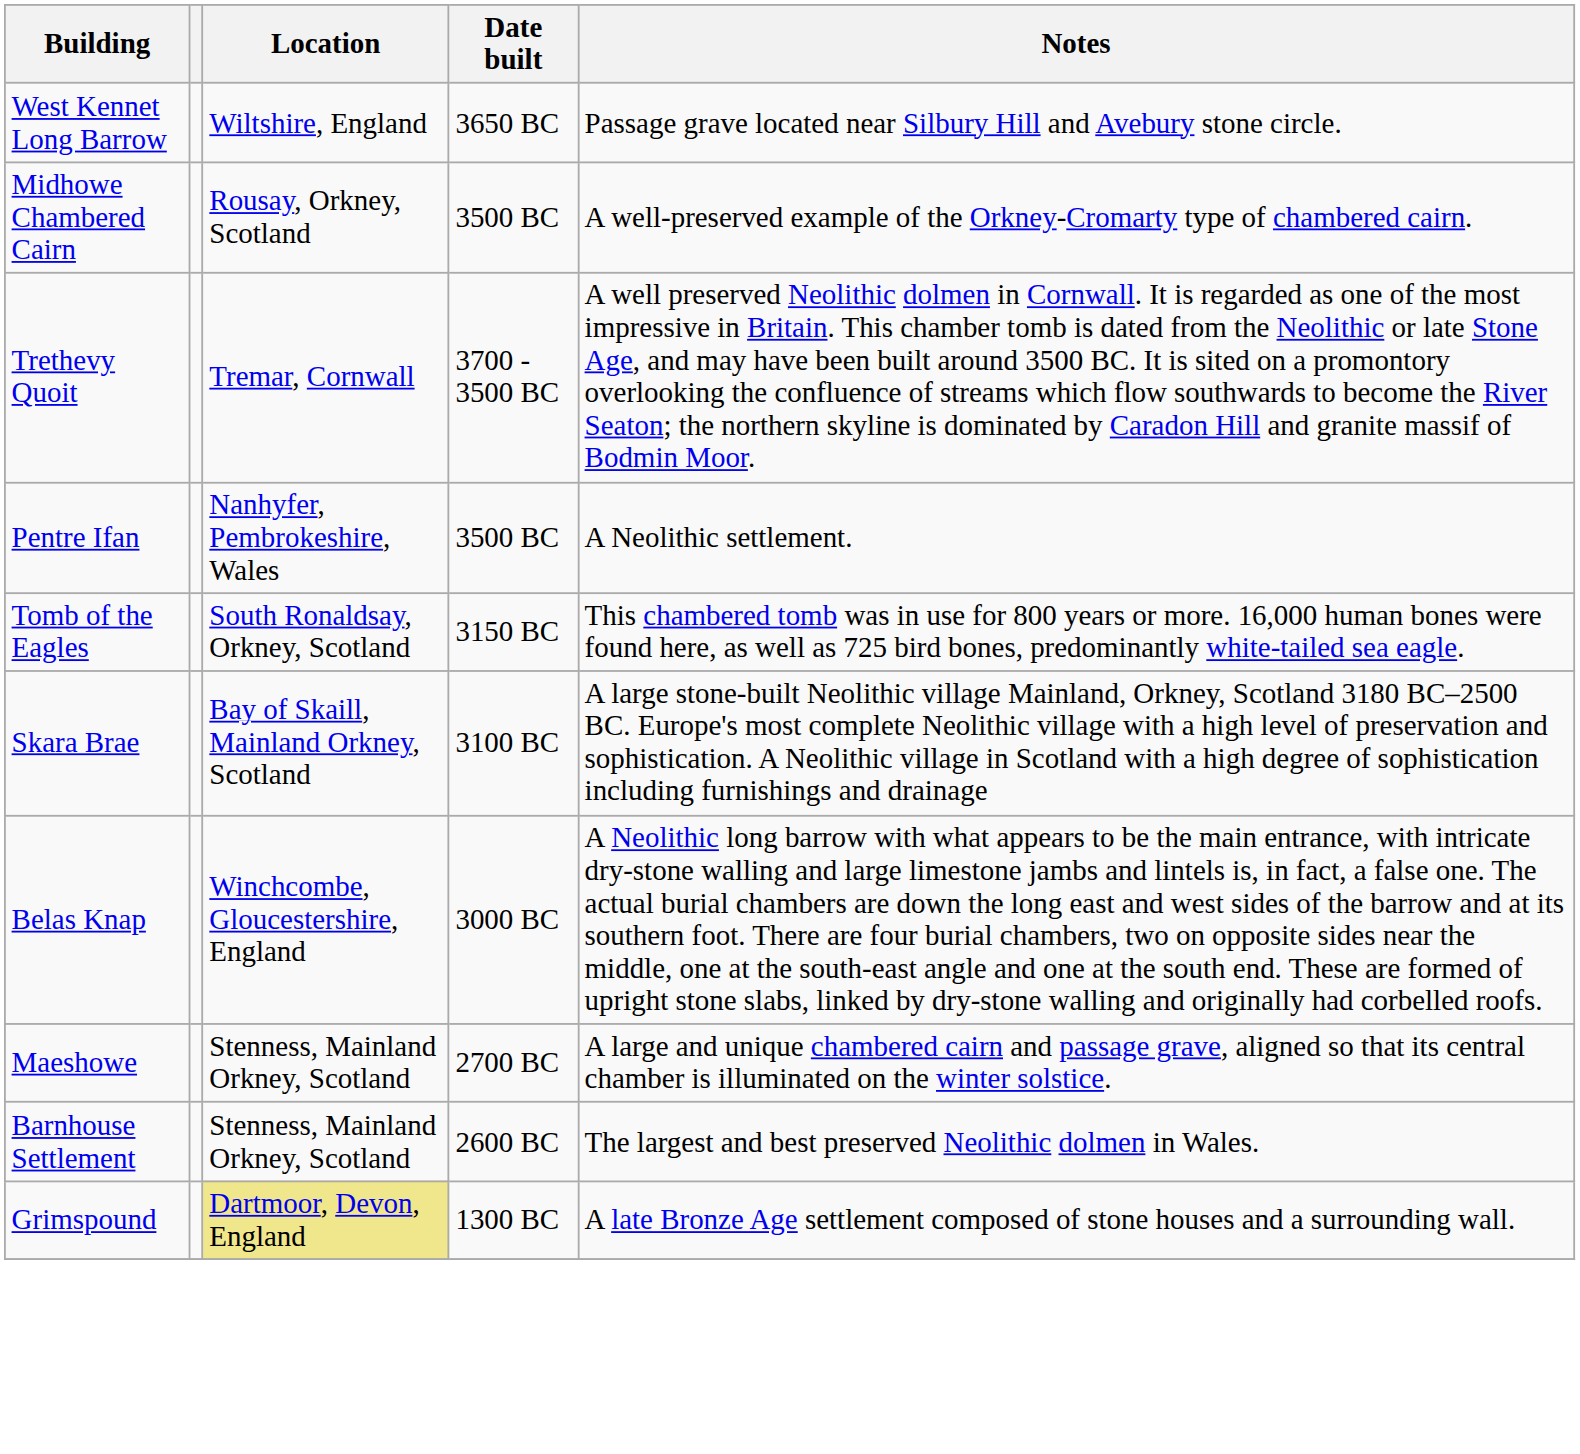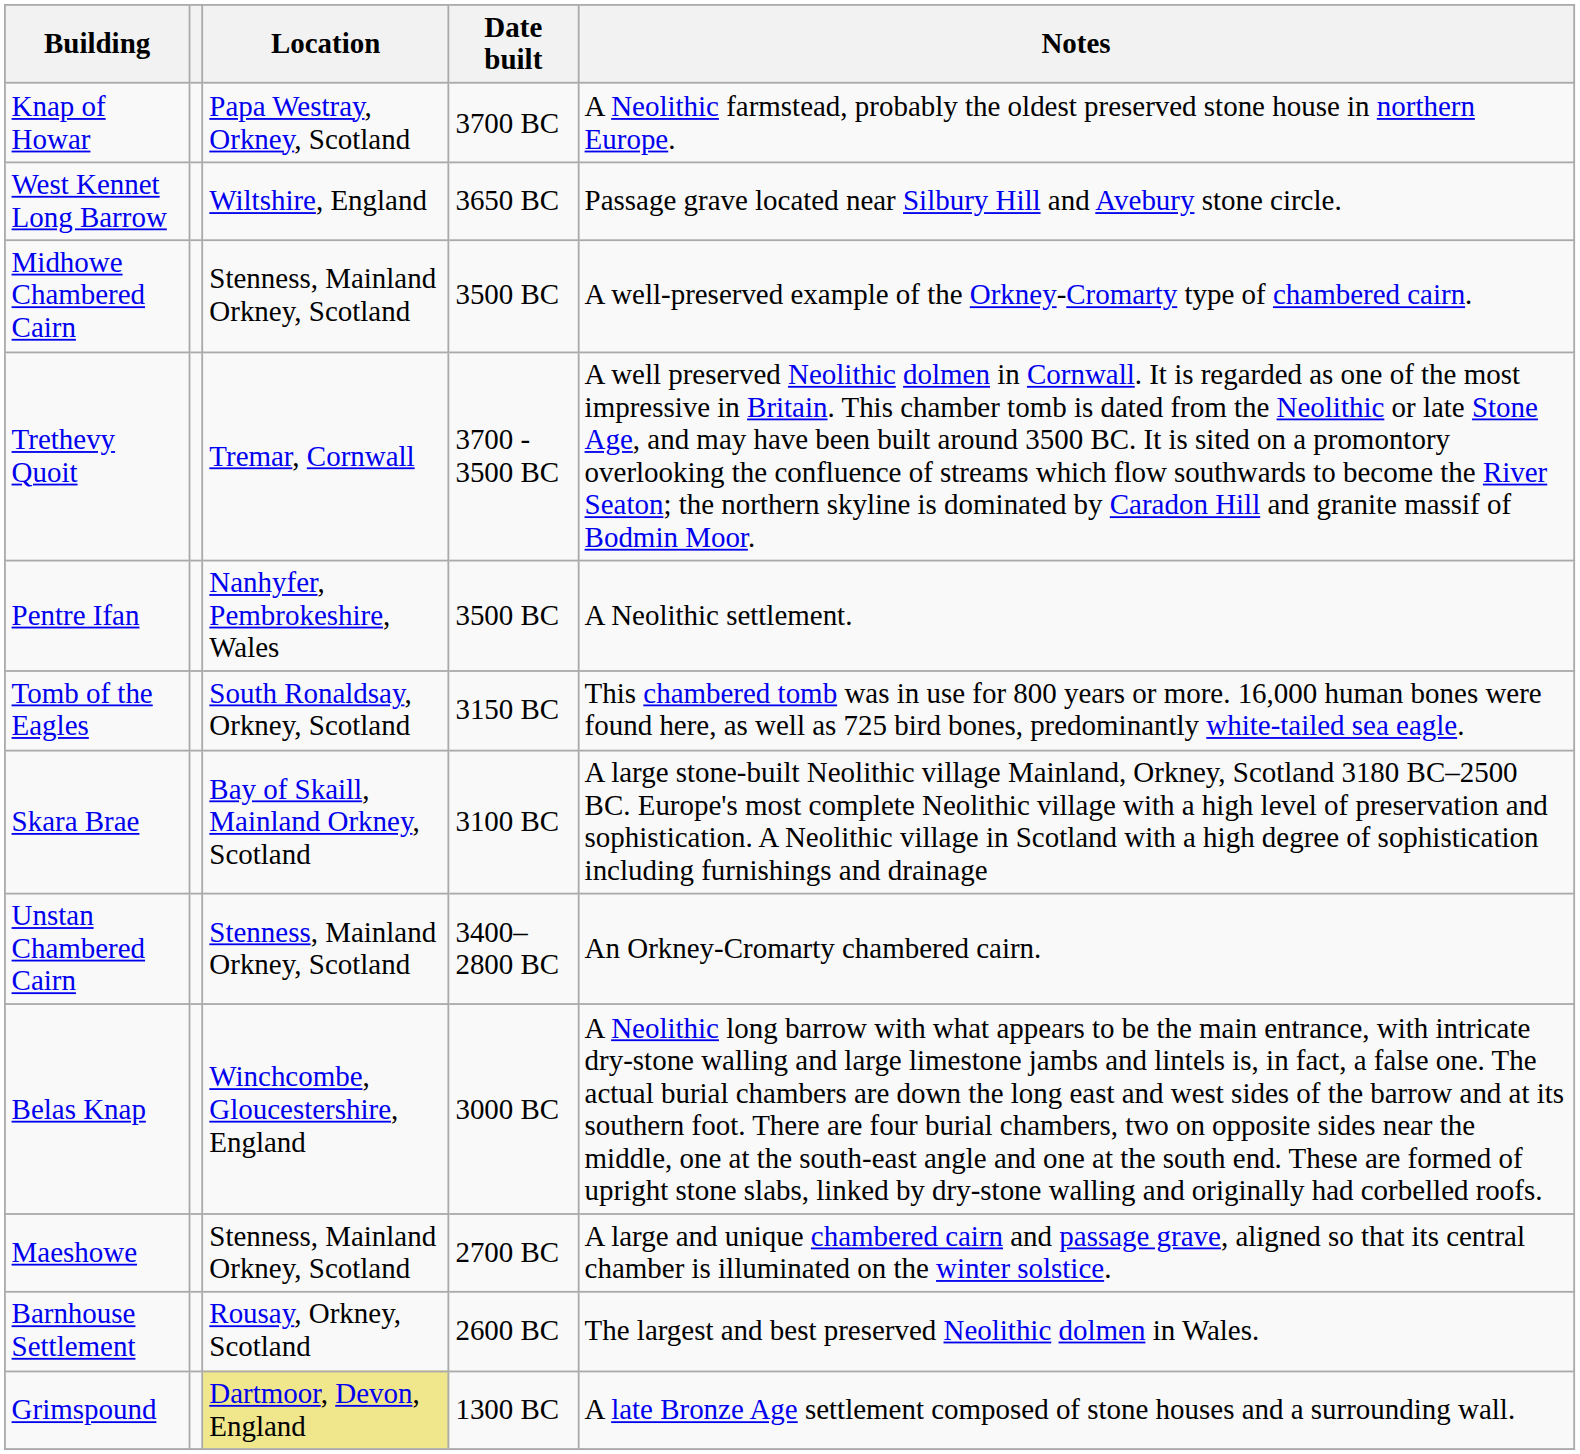+ row: (59, 122)
(305, 217) Rousay, Orkney, Scotland -> (323, 295) Stenness, Mainland Orkney, Scotland
+ row: (78, 948)
(323, 1141) Stenness, Mainland Orkney, Scotland -> (305, 1330) Rousay, Orkney, Scotland
